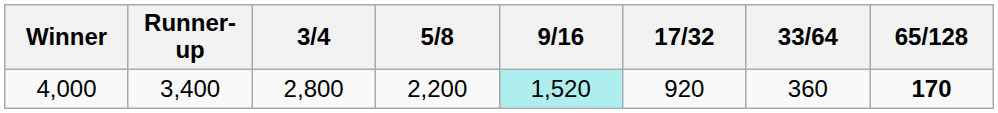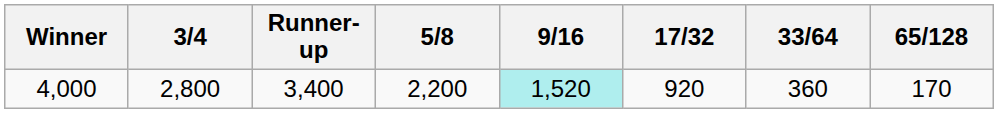columns swapped: (190, 37) <-> (314, 37)
(931, 88) bold -> (931, 88) normal
